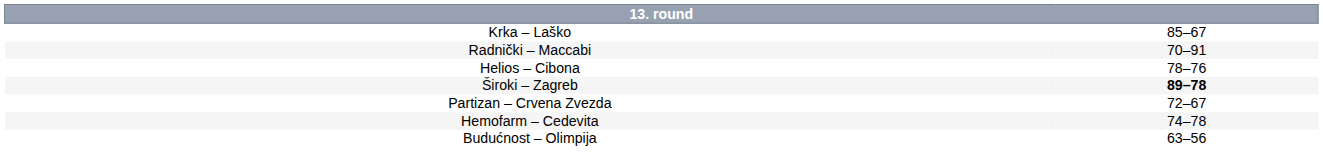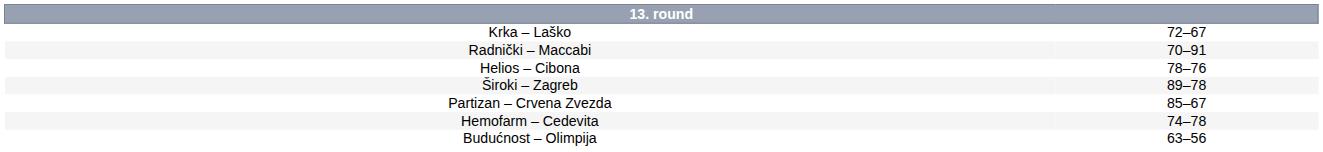(1187, 33) 85–67 -> (1187, 33) 72–67
(1187, 86) bold -> (1187, 86) normal
(1187, 103) 72–67 -> (1187, 103) 85–67
